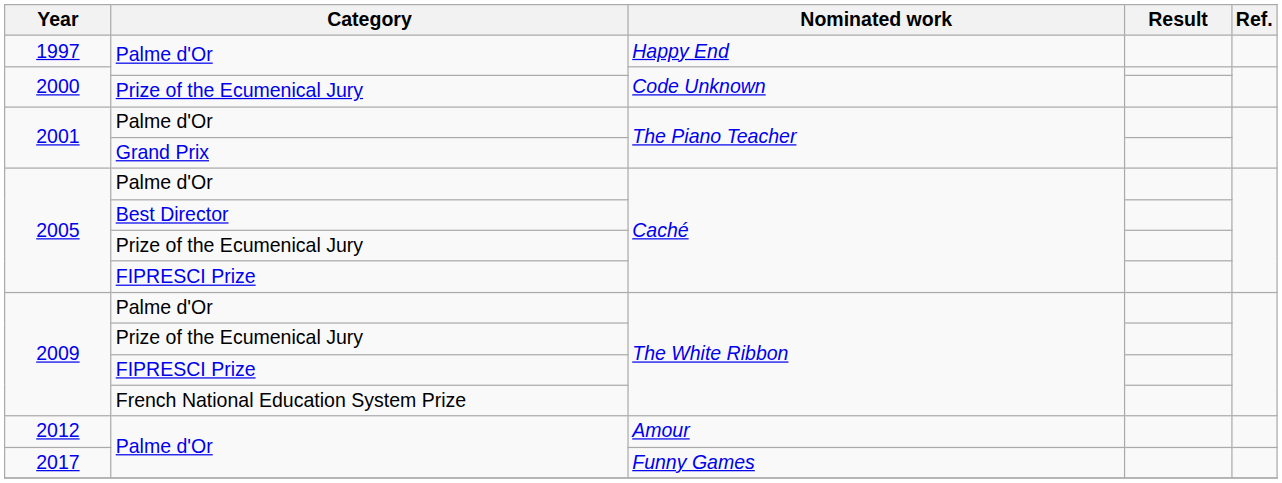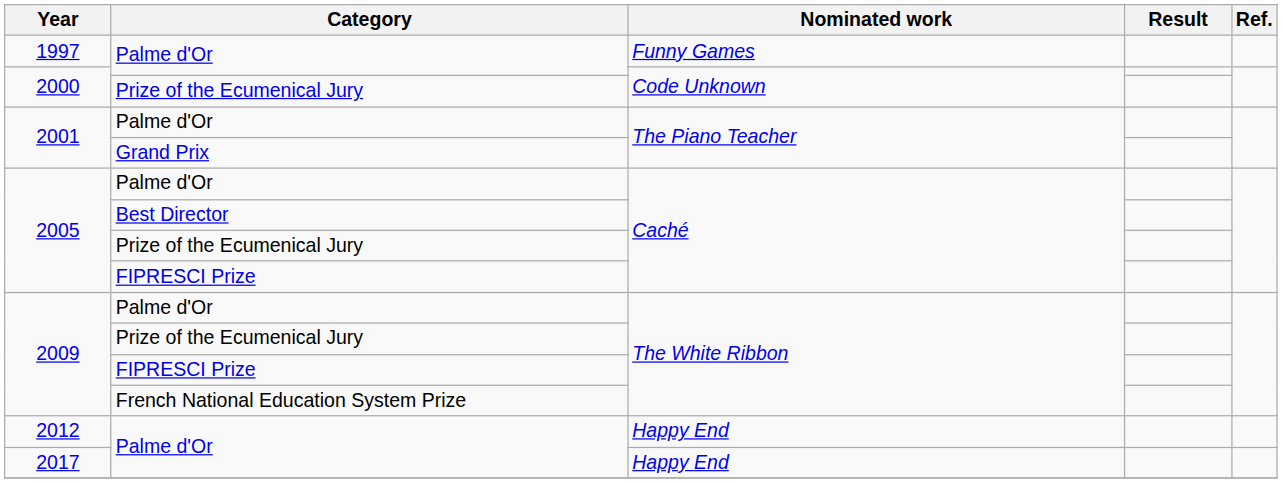(681, 50) Happy End -> (694, 50) Funny Games
(661, 431) Amour -> (681, 431) Happy End
(694, 462) Funny Games -> (681, 462) Happy End
